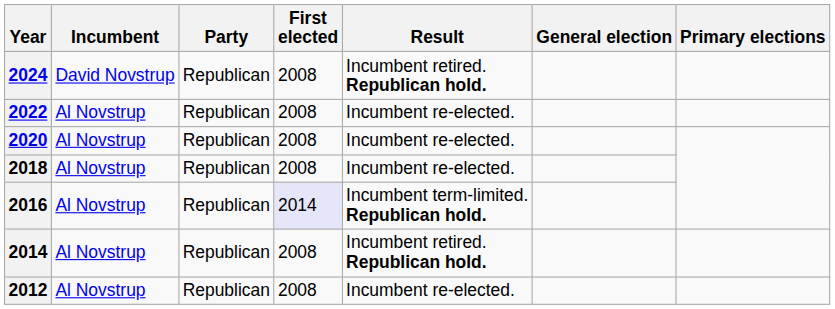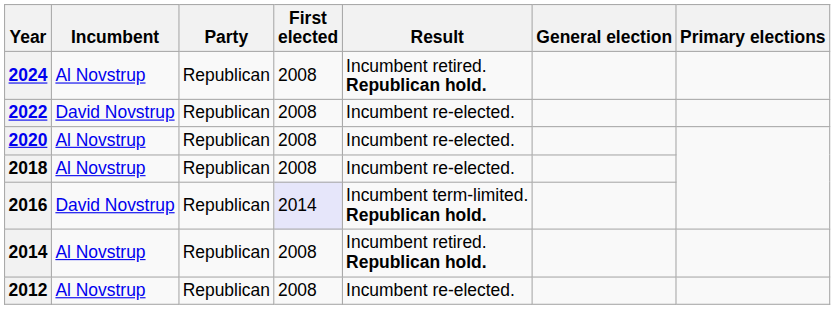(115, 75) David Novstrup -> (100, 75) Al Novstrup
(100, 112) Al Novstrup -> (115, 112) David Novstrup
(100, 205) Al Novstrup -> (115, 205) David Novstrup
